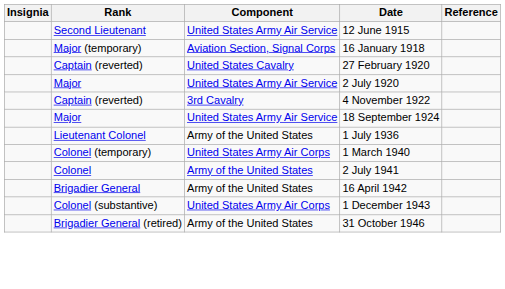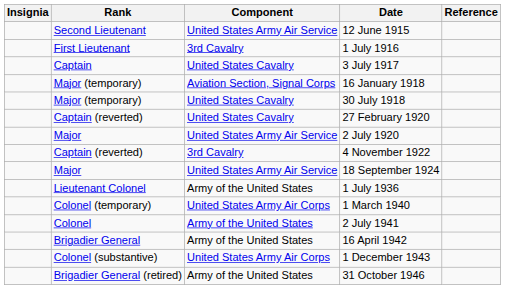+ row: (371, 48)
+ row: (371, 65)
+ row: (374, 100)
